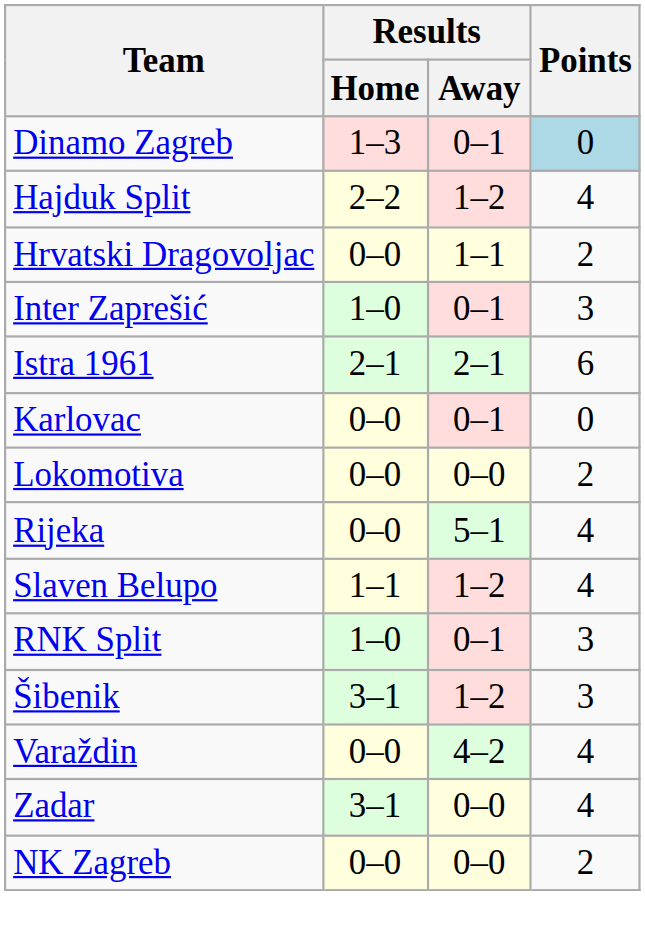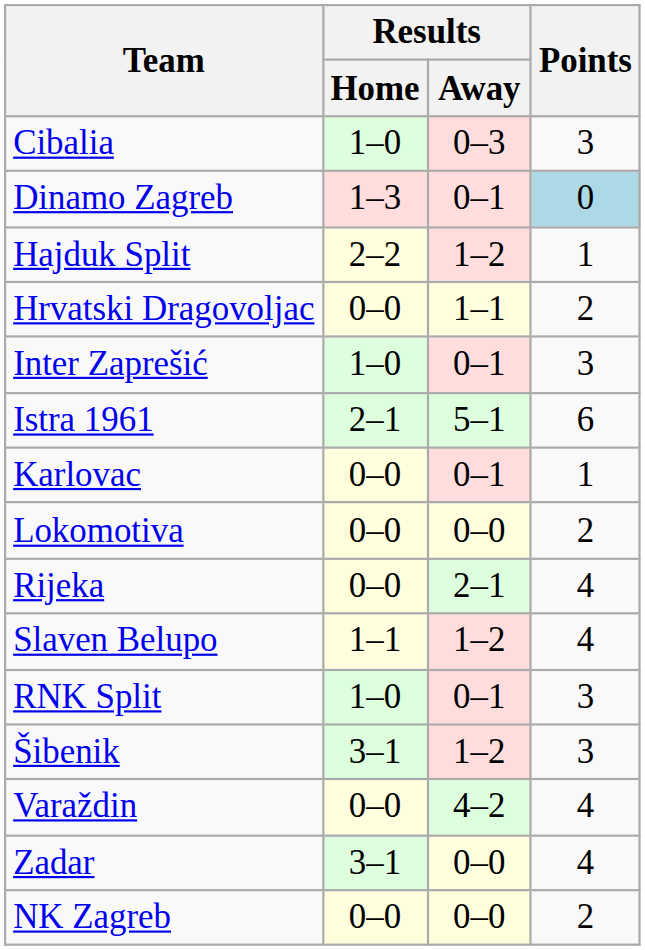+ row: (64, 142)
(585, 198) 4 -> (585, 253) 1
(479, 364) 2–1 -> (479, 419) 5–1
(585, 419) 0 -> (585, 474) 1
(479, 530) 5–1 -> (479, 585) 2–1
